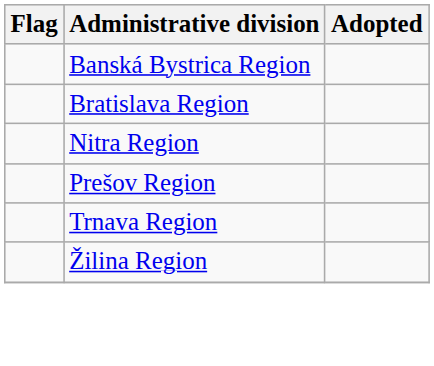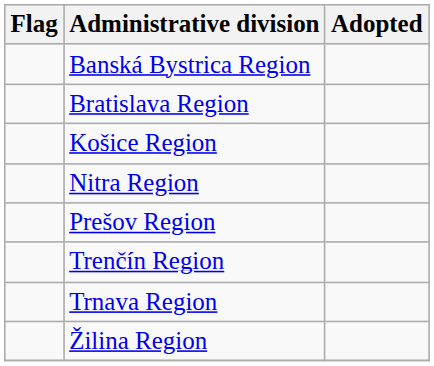+ row: (143, 143)
+ row: (147, 261)
